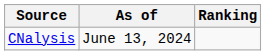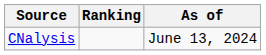columns swapped: (228, 16) <-> (137, 16)
